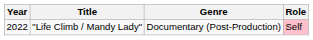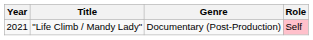(17, 27) 2022 -> (17, 27) 2021
